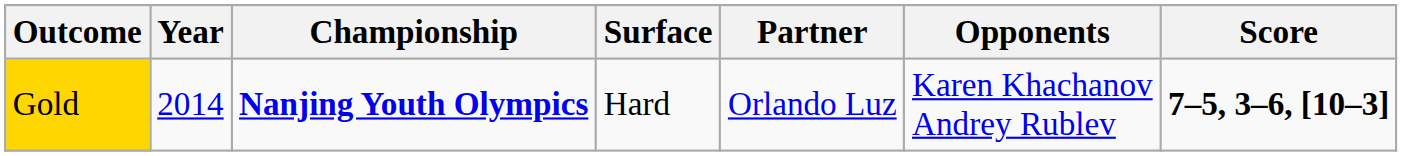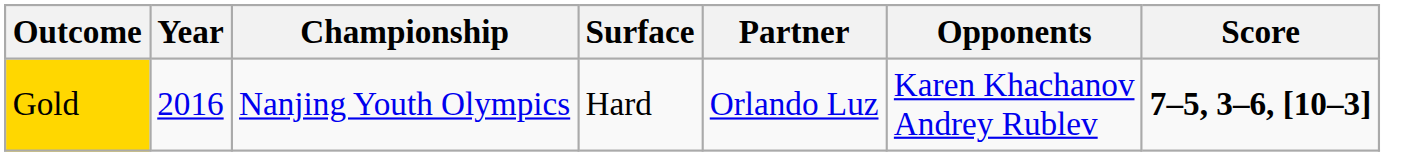(190, 104) 2014 -> (190, 104) 2016
(414, 104) bold -> (405, 104) normal
